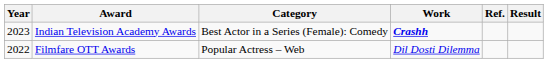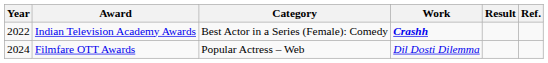columns swapped: (526, 13) <-> (495, 13)
(18, 31) 2023 -> (18, 31) 2022
(18, 49) 2022 -> (18, 49) 2024
